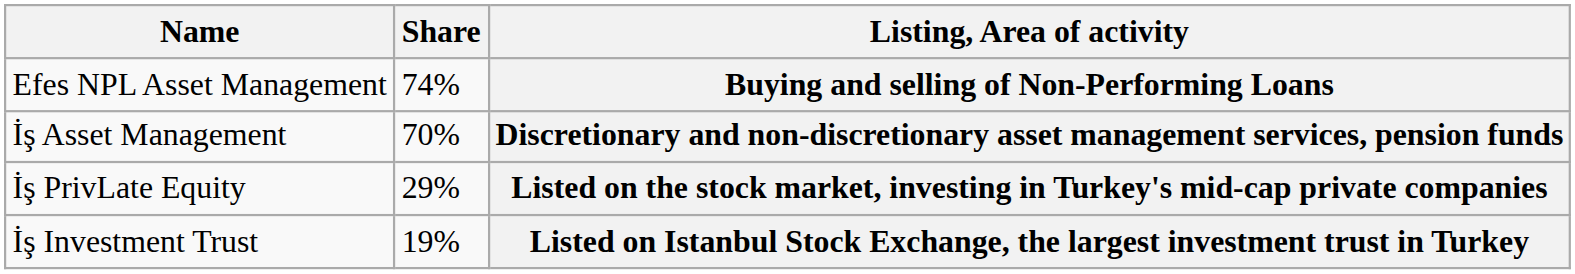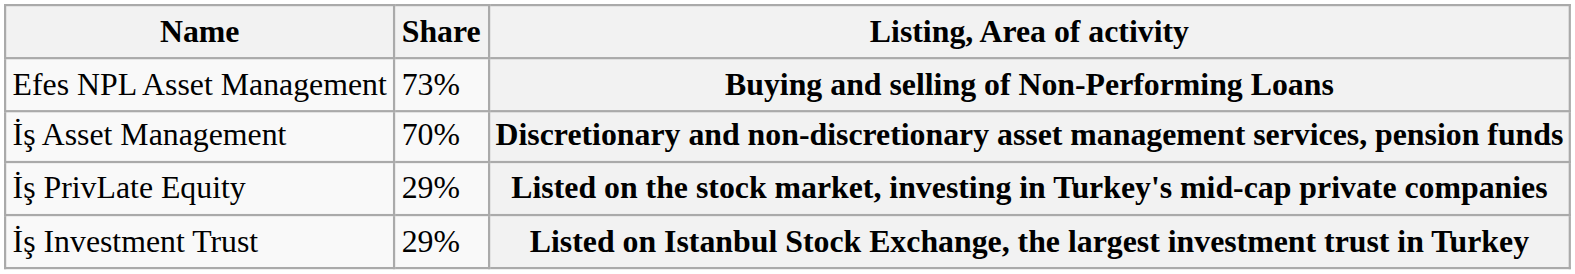(431, 83) 74% -> (431, 83) 73%
(431, 241) 19% -> (431, 241) 29%
